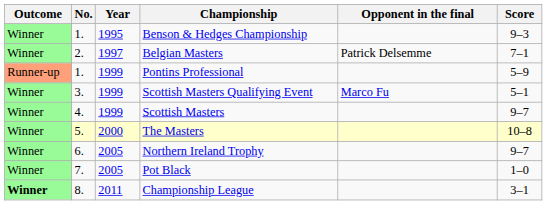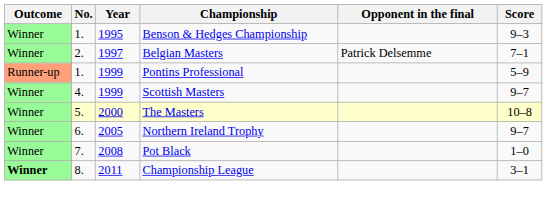- row: (228, 92)
(111, 170) 2005 -> (111, 151) 2008
